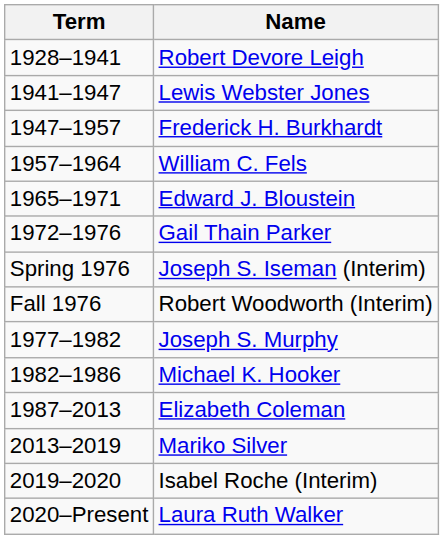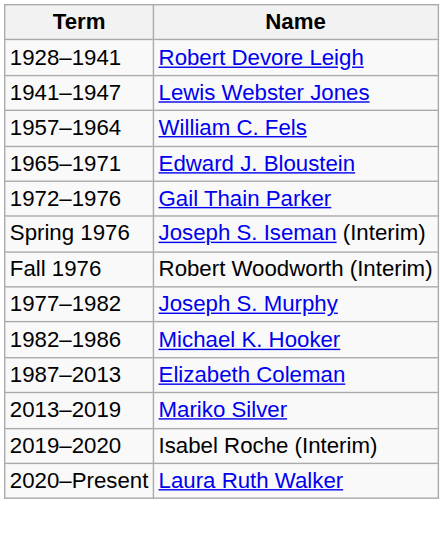- row: (270, 127)
